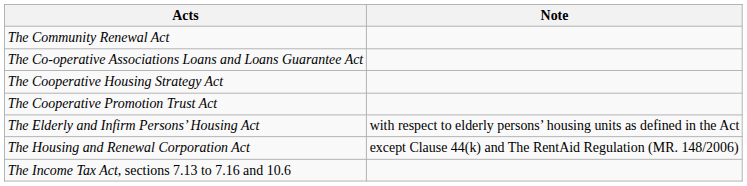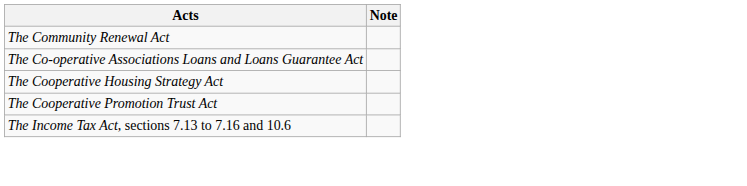- row: (134, 125)
- row: (129, 147)
